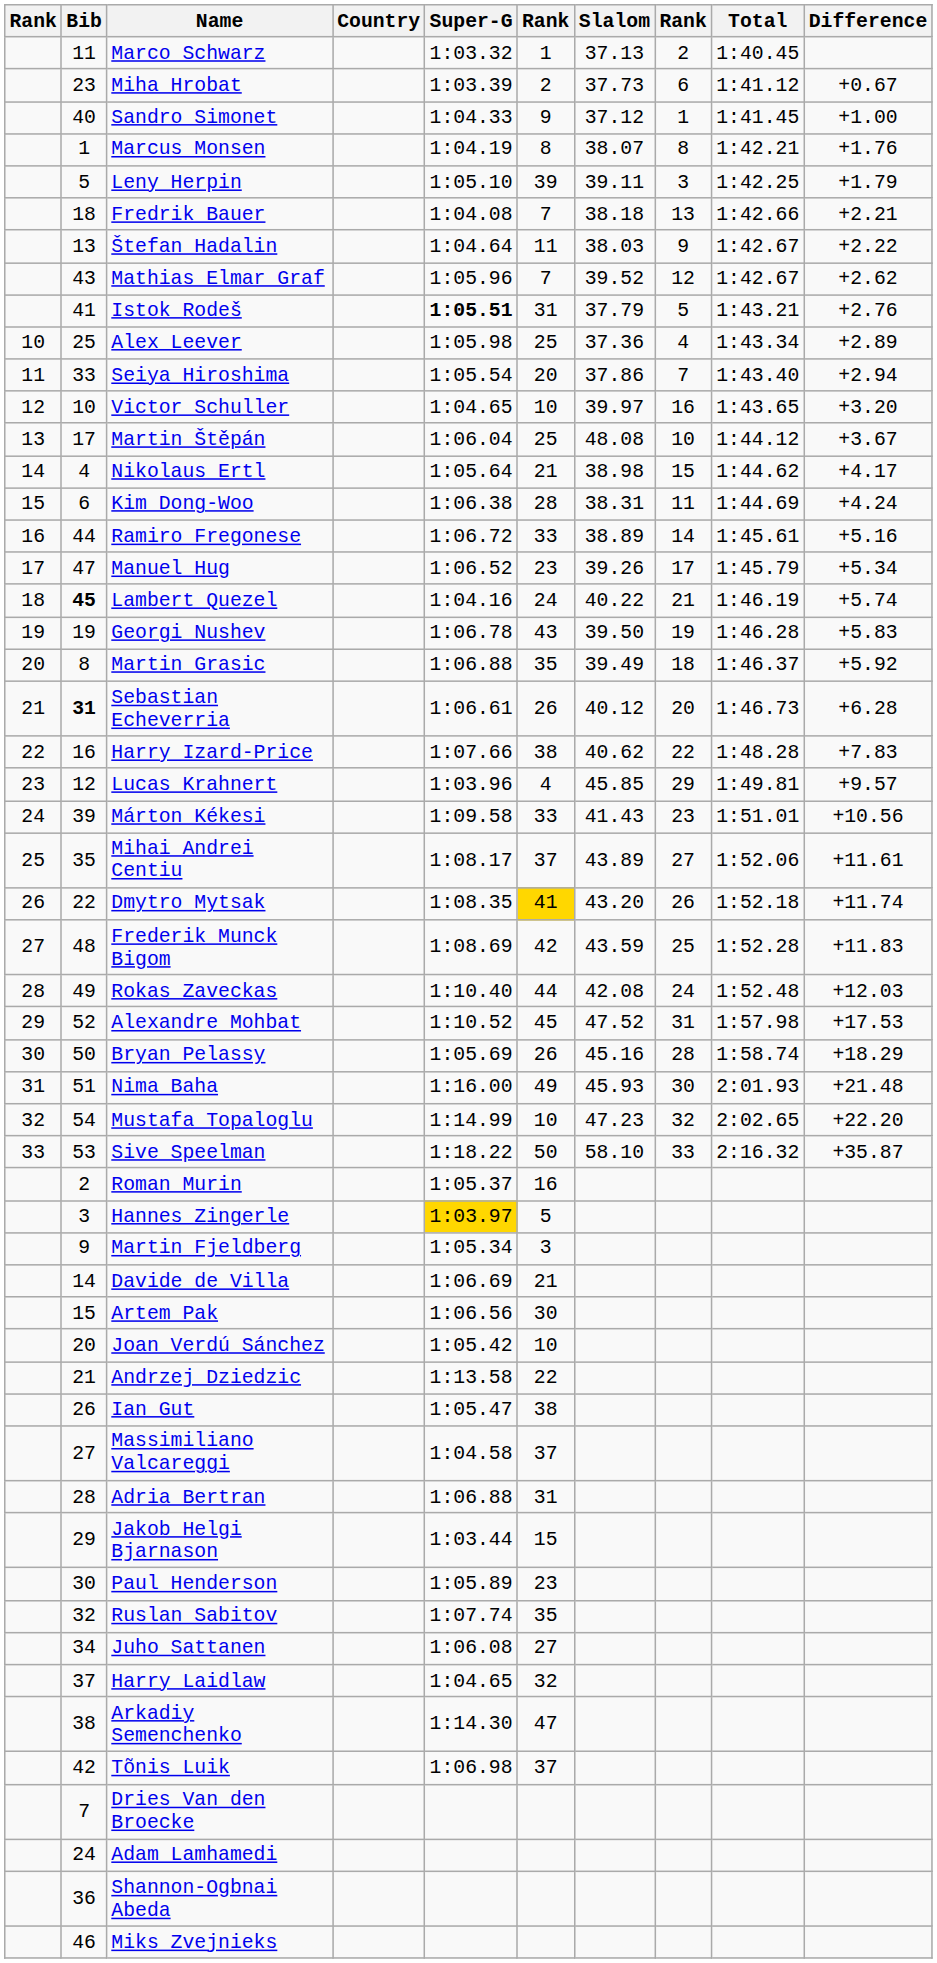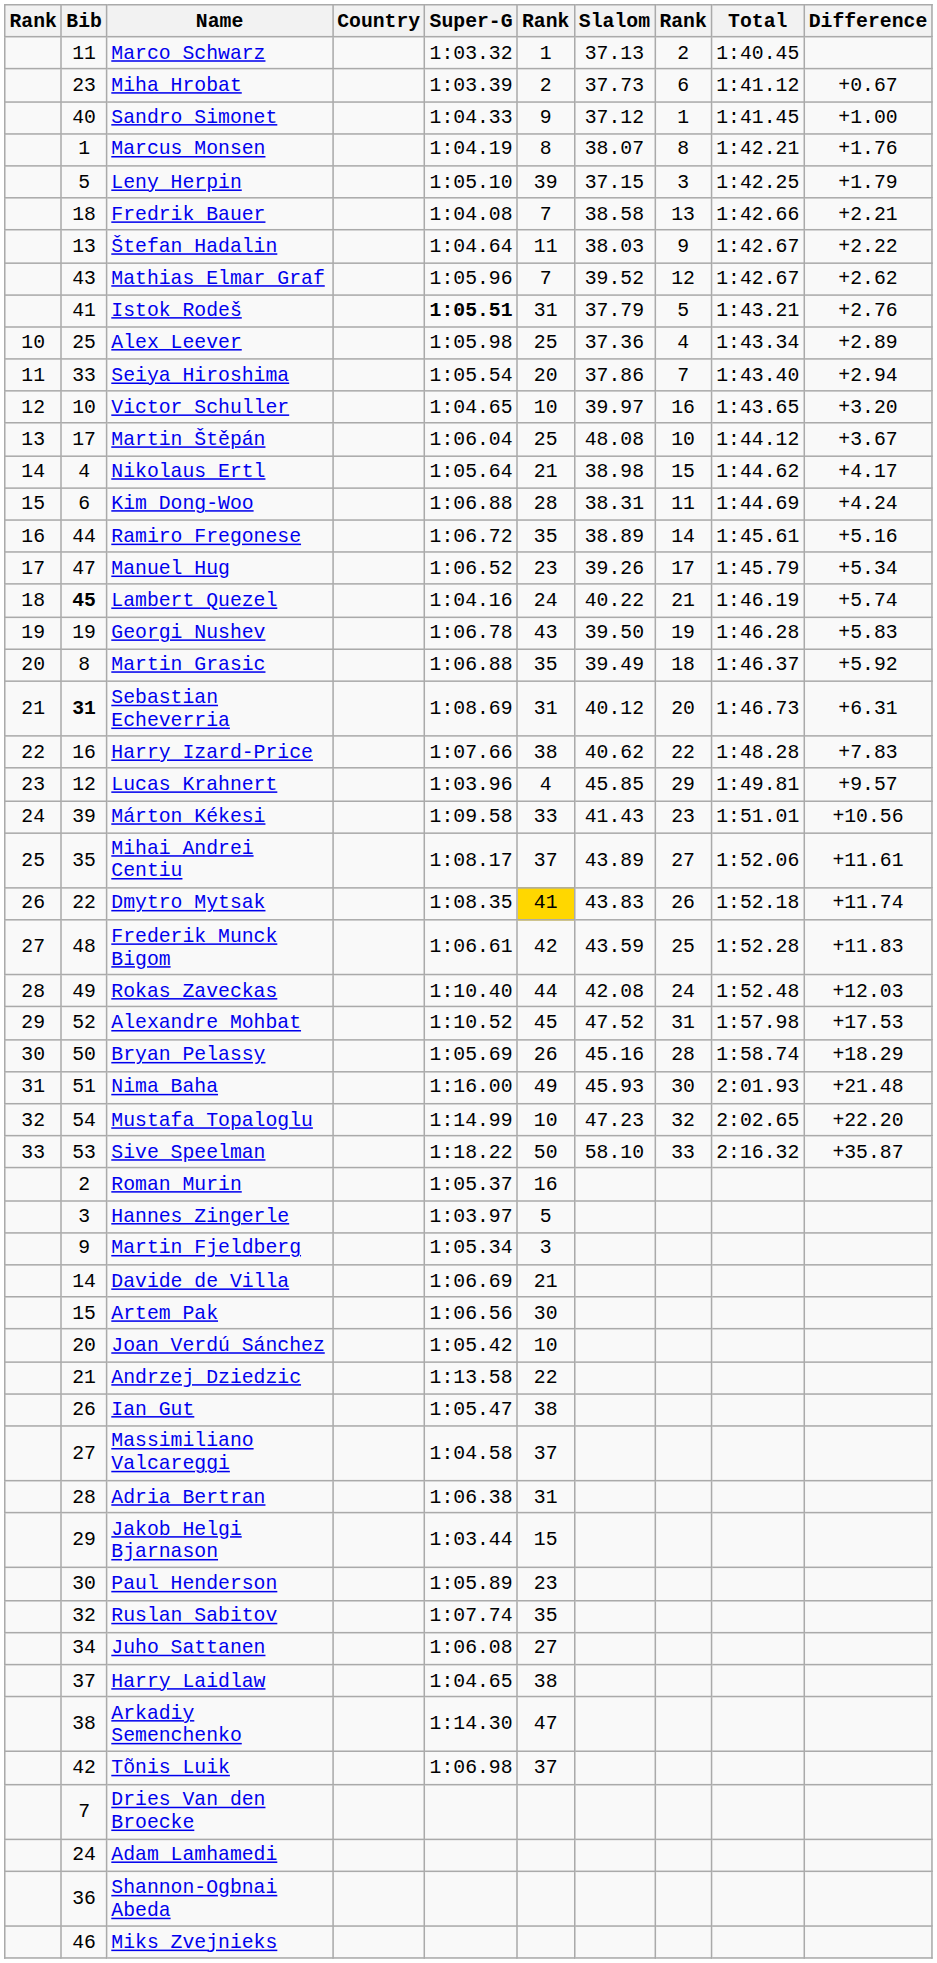(614, 182) 39.11 -> (614, 182) 37.15
(614, 214) 38.18 -> (614, 214) 38.58
(471, 504) 1:06.38 -> (471, 504) 1:06.88
(546, 536) 33 -> (546, 536) 35
(471, 709) 1:06.61 -> (471, 709) 1:08.69
(546, 709) 26 -> (546, 709) 31
(868, 709) +6.28 -> (868, 709) +6.31
(614, 904) 43.20 -> (614, 904) 43.83
(471, 947) 1:08.69 -> (471, 947) 1:06.61
(471, 1216) gold background -> (471, 1216) no background
(471, 1497) 1:06.88 -> (471, 1497) 1:06.38
(546, 1681) 32 -> (546, 1681) 38
